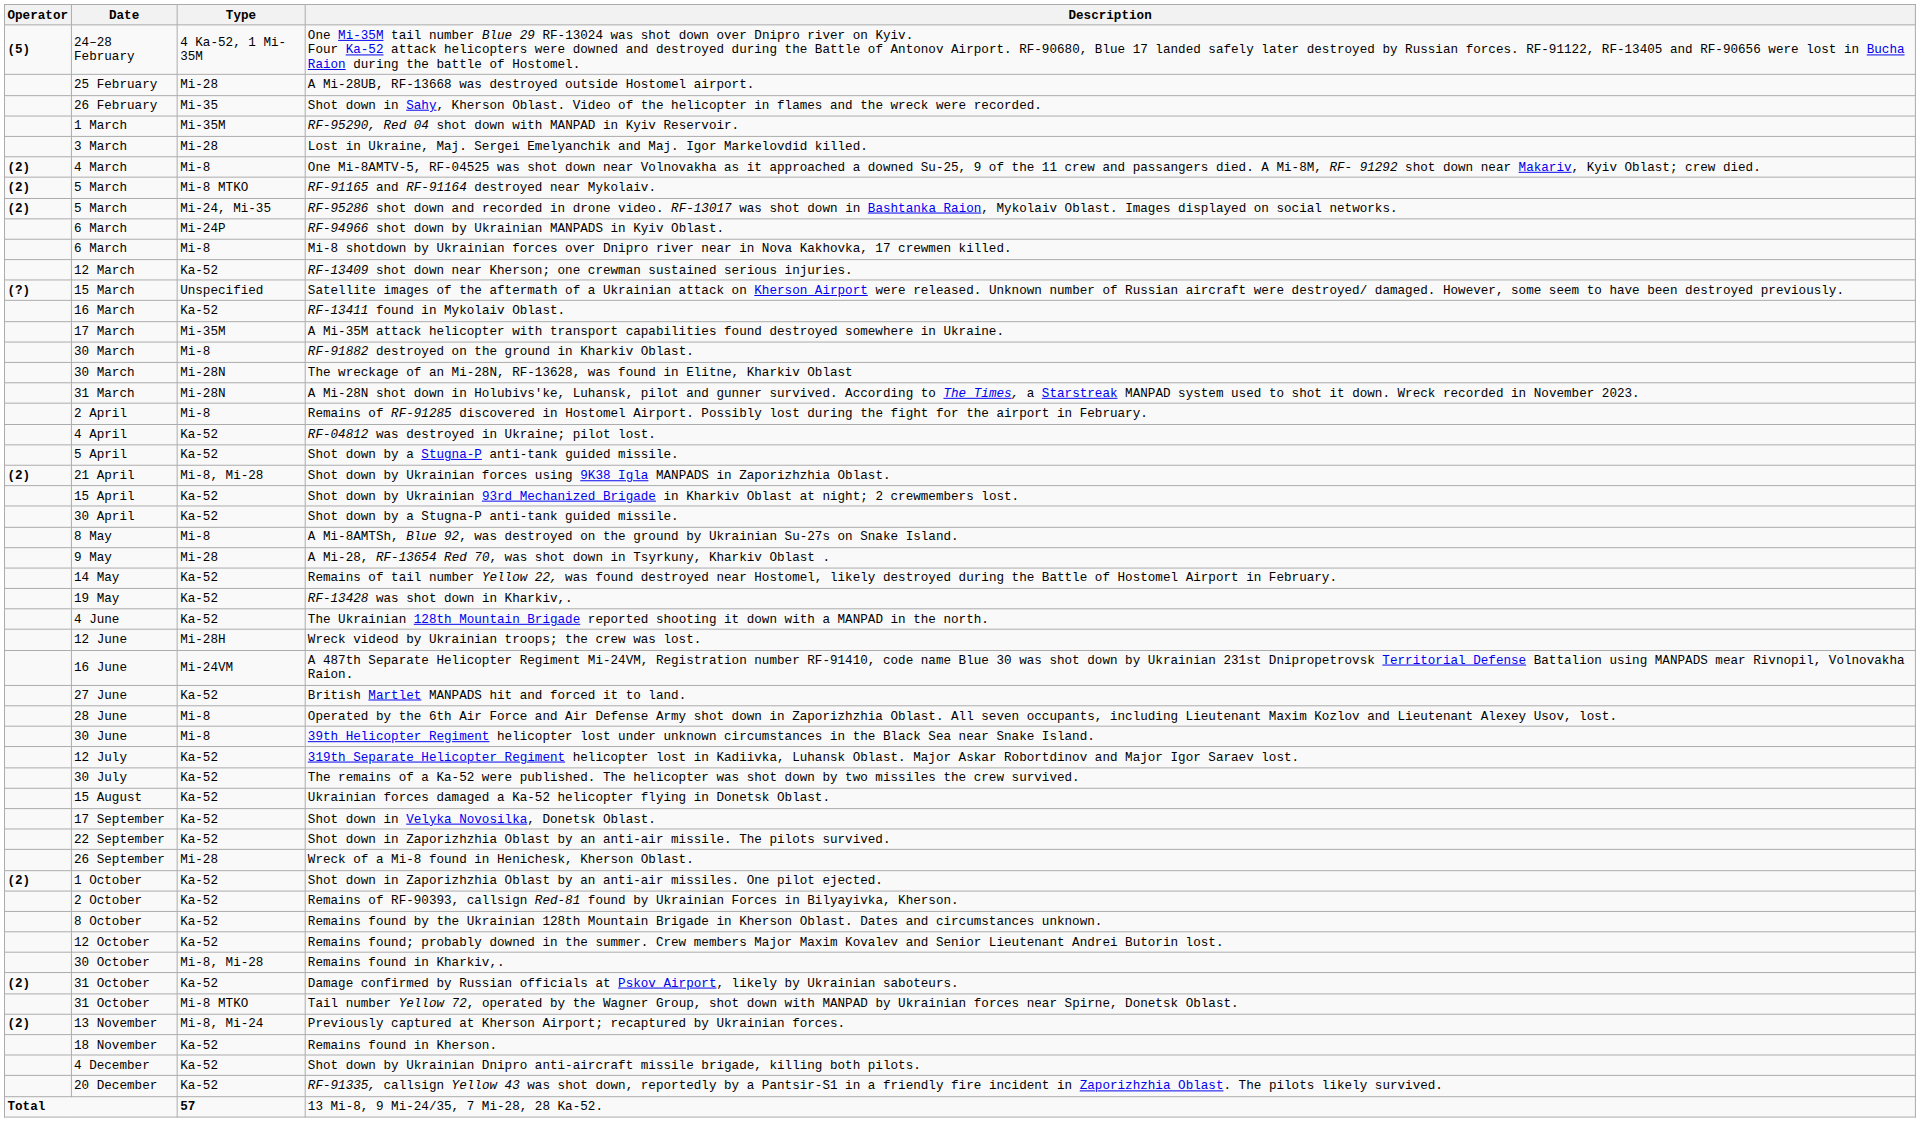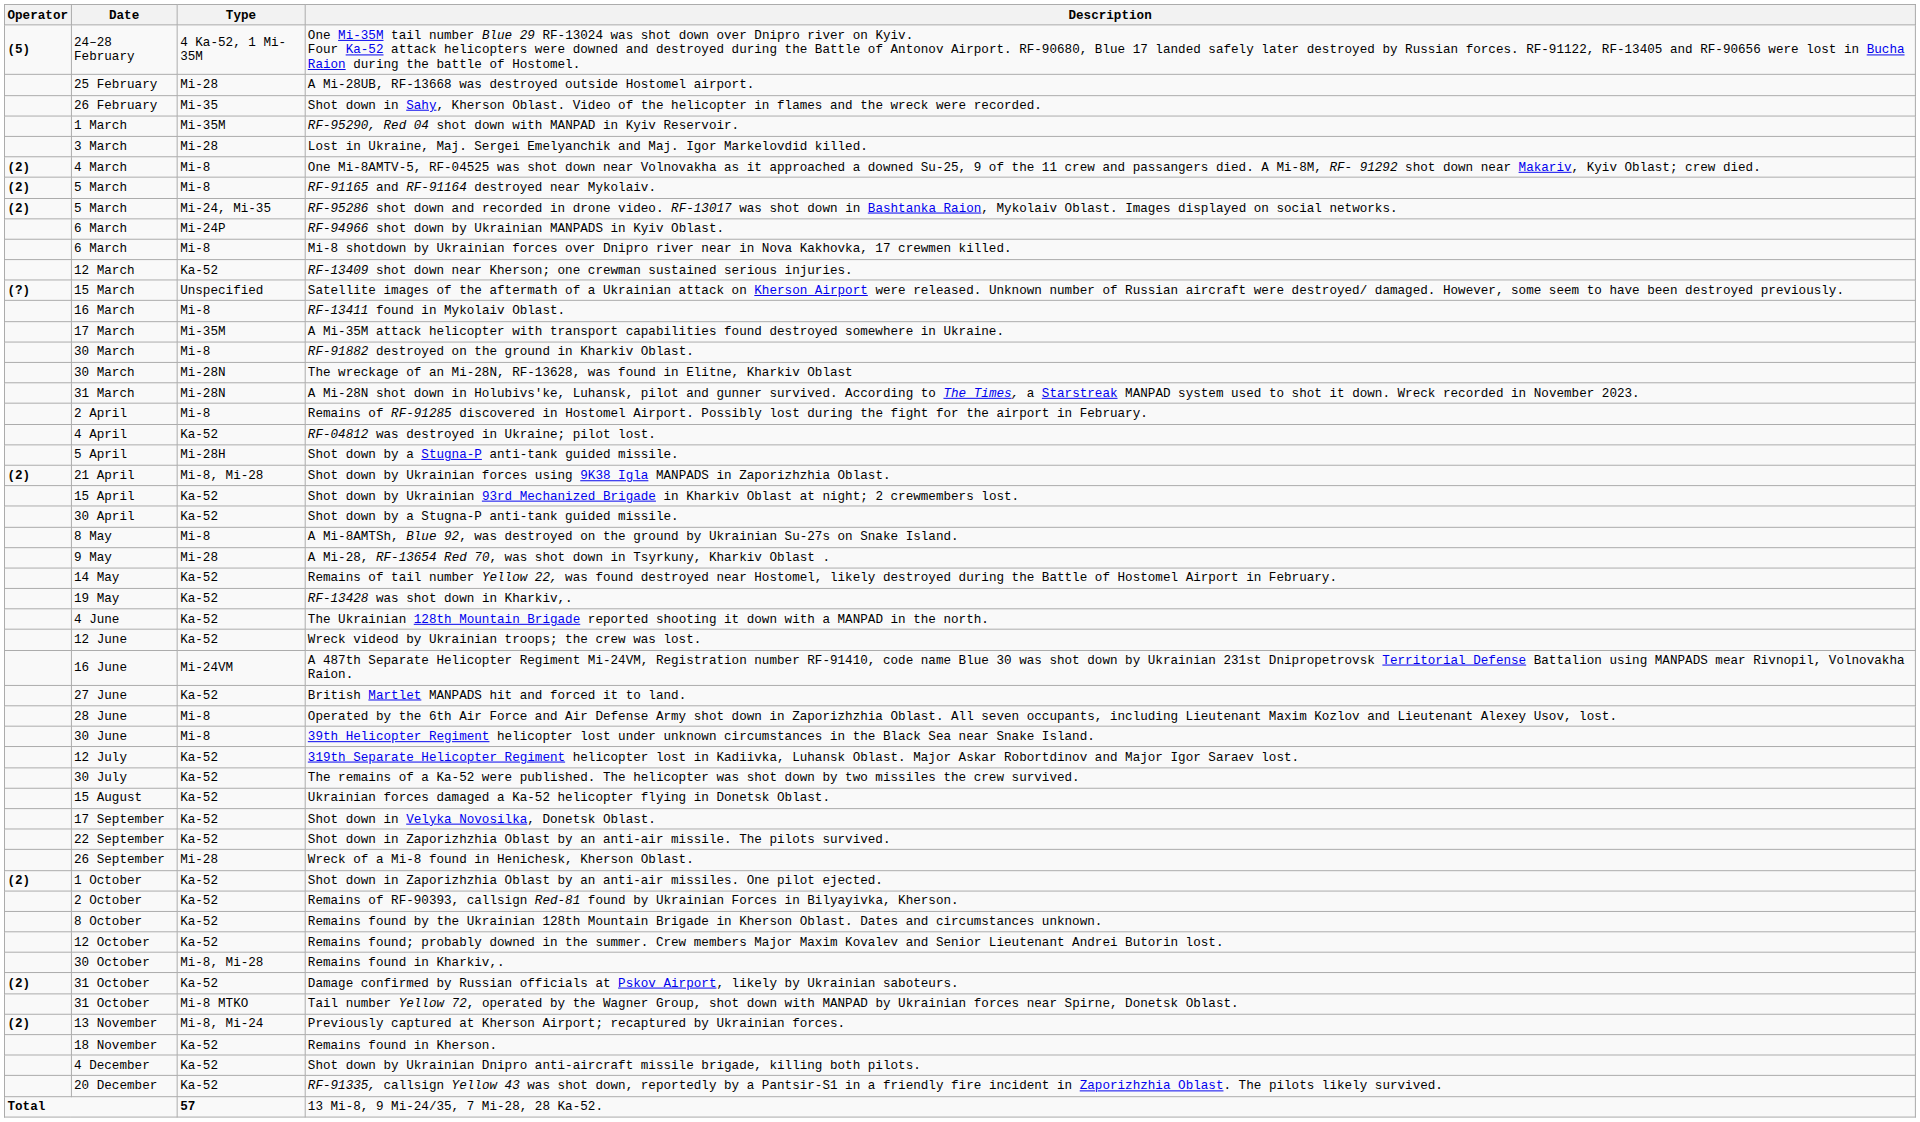(214, 188) Mi-8 MTKO -> (195, 188) Mi-8
(199, 311) Ka-52 -> (195, 311) Mi-8
(199, 455) Ka-52 -> (203, 455) Mi-28H
(203, 640) Mi-28H -> (199, 640) Ka-52
